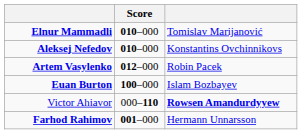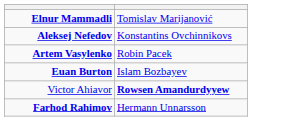- column: (139, 13)
